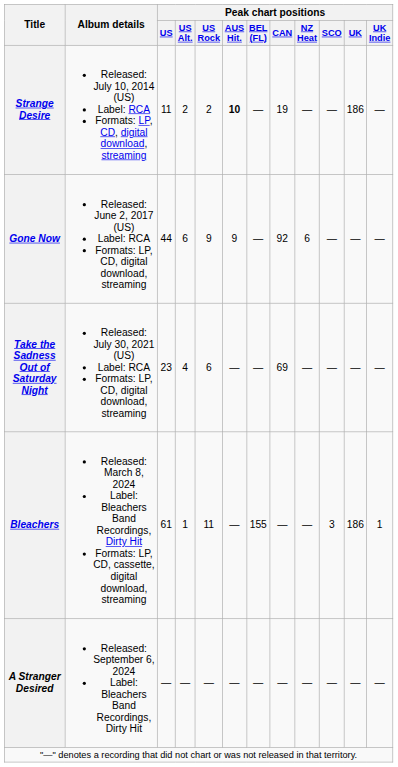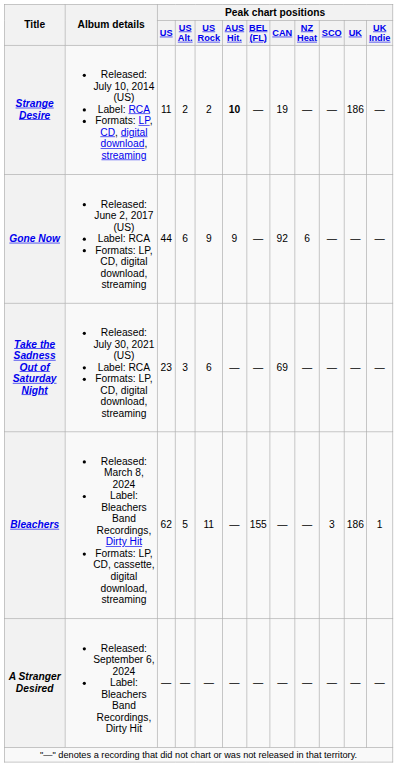(185, 367) 4 -> (185, 367) 3
(166, 525) 61 -> (166, 525) 62
(185, 525) 1 -> (185, 525) 5
